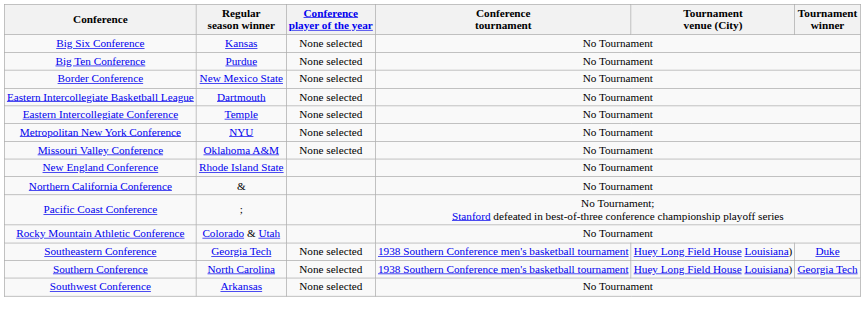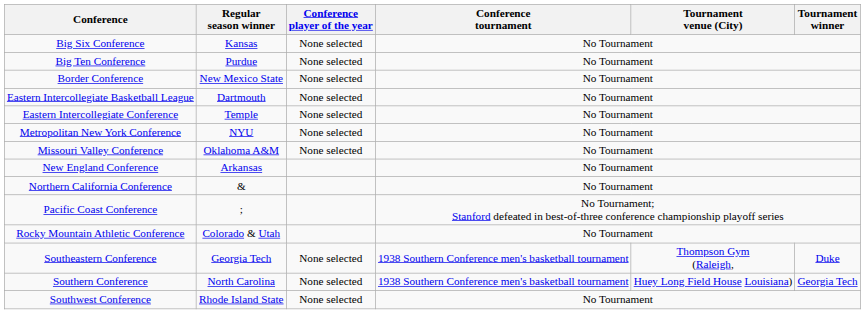(241, 168) Rhode Island State -> (241, 168) Arkansas
(713, 251) Huey Long Field House Louisiana) -> (713, 258) Thompson Gym (Raleigh,
(241, 287) Arkansas -> (241, 299) Rhode Island State
